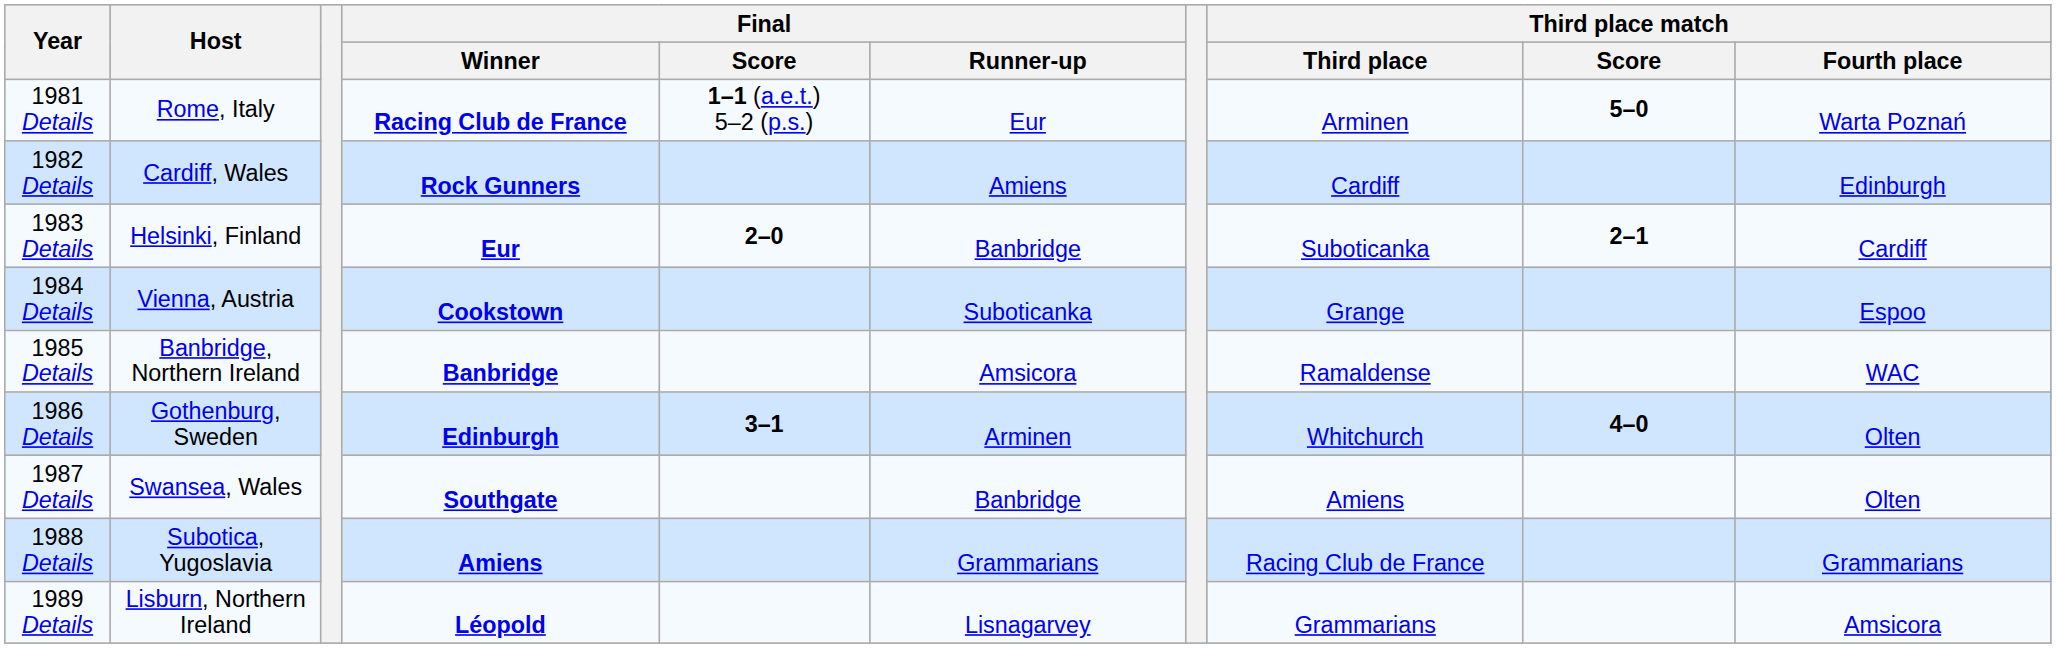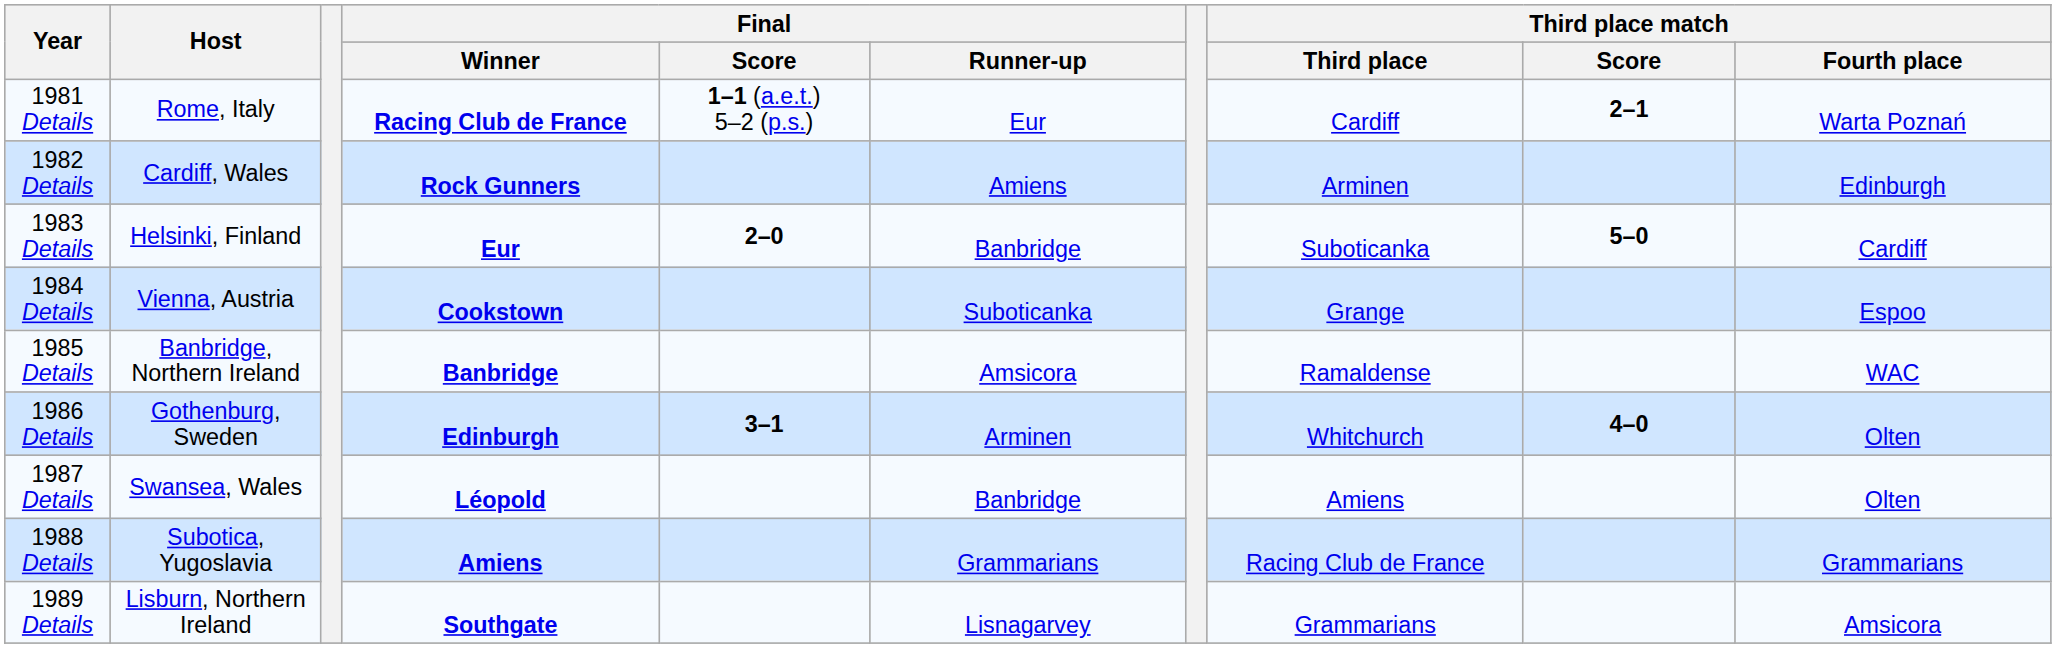(1365, 123) Arminen -> (1365, 123) Cardiff
(1629, 110) 5–0 -> (1629, 110) 2–1
(1365, 186) Cardiff -> (1365, 186) Arminen
(1629, 236) 2–1 -> (1629, 236) 5–0
(500, 500) Southgate -> (500, 500) Léopold
(500, 625) Léopold -> (500, 625) Southgate
